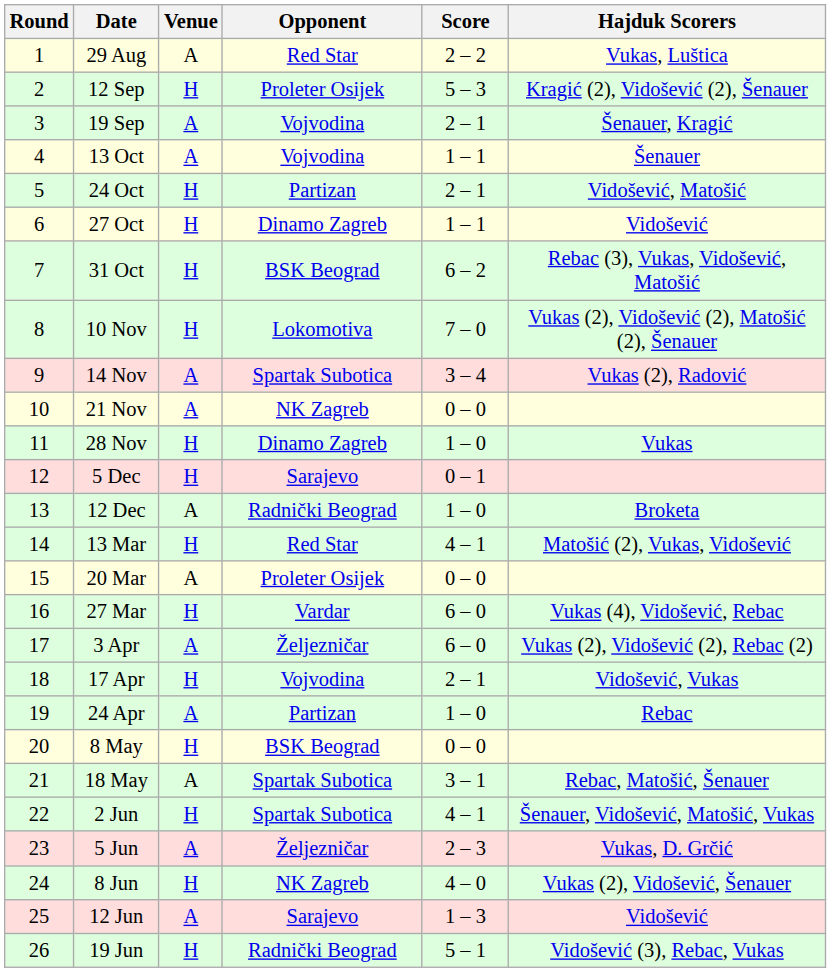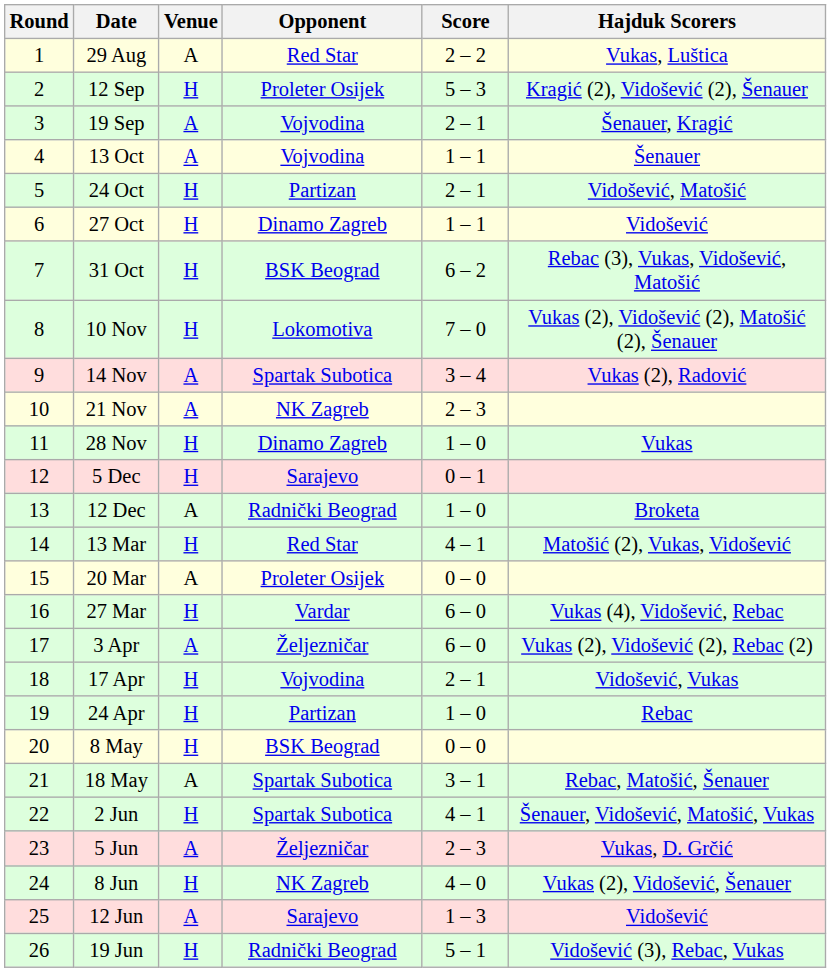(465, 408) 0 – 0 -> (465, 408) 2 – 3
(191, 713) A -> (191, 713) H
